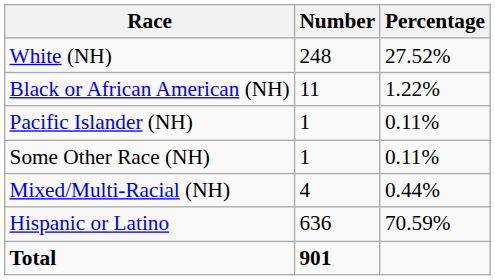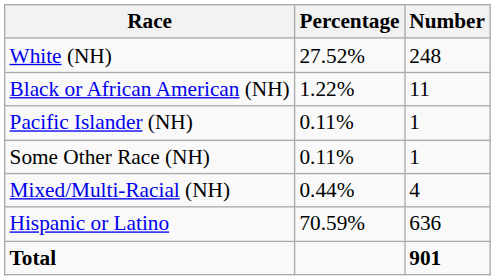columns swapped: (337, 21) <-> (435, 21)
